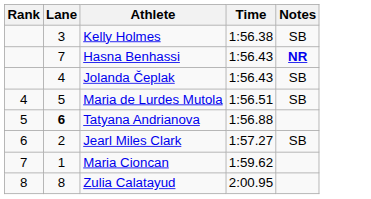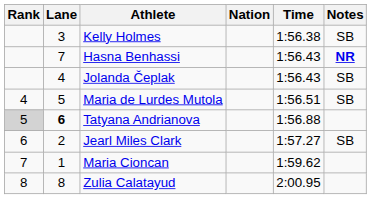+ column: (249, 15)
(24, 120) no background -> (24, 120) lightgrey background
